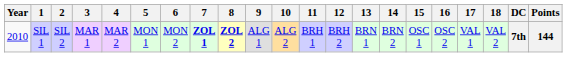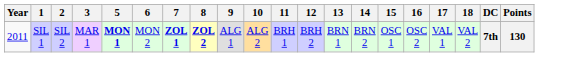- column: (116, 12)
(18, 36) 2010 -> (18, 36) 2011
(146, 36) normal -> (117, 36) bold
(545, 36) 144 -> (517, 36) 130
